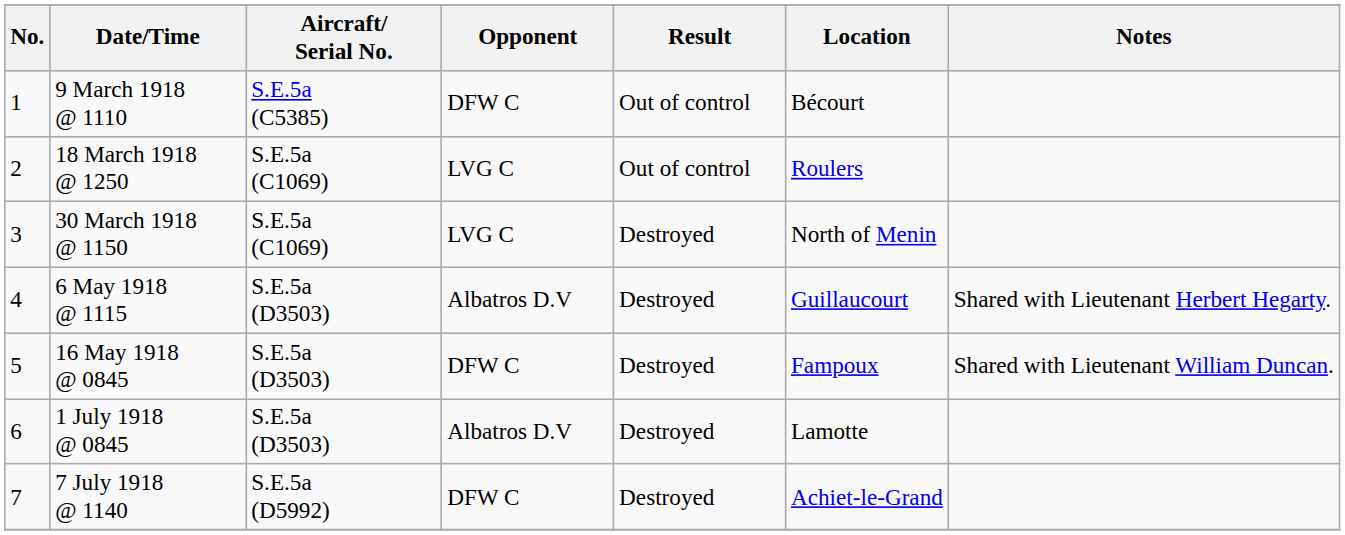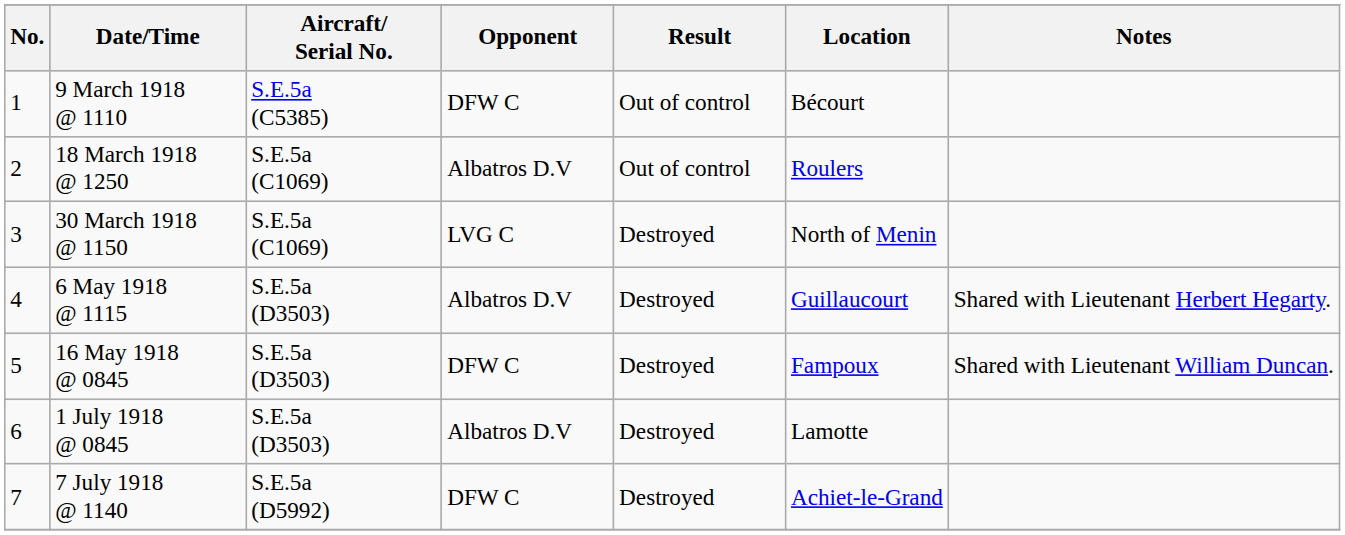(481, 168) LVG C -> (510, 168) Albatros D.V
